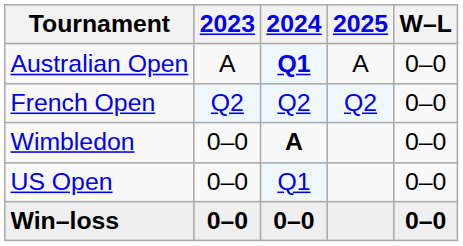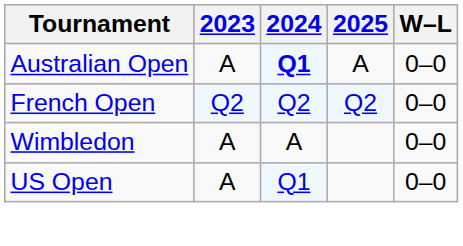(227, 142) 0–0 -> (227, 142) A
(294, 142) bold -> (294, 142) normal
(227, 181) 0–0 -> (227, 181) A
- row: (65, 220)
